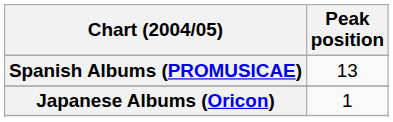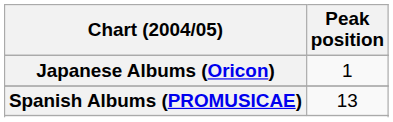rows swapped: (155, 100) <-> (155, 70)
